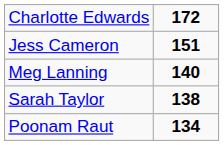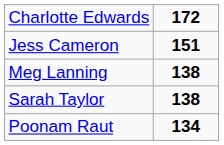(186, 72) 140 -> (186, 72) 138
